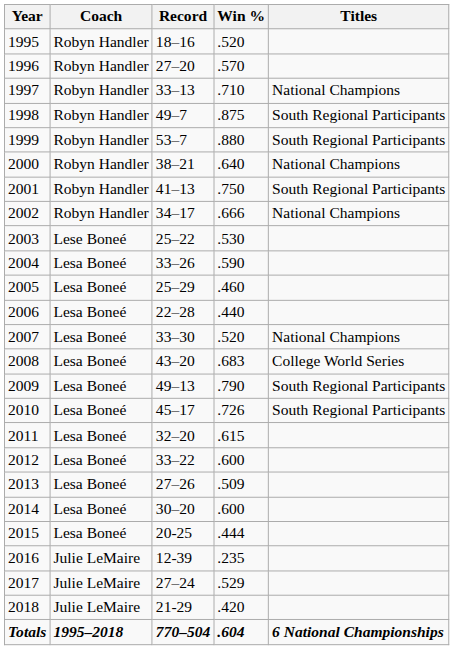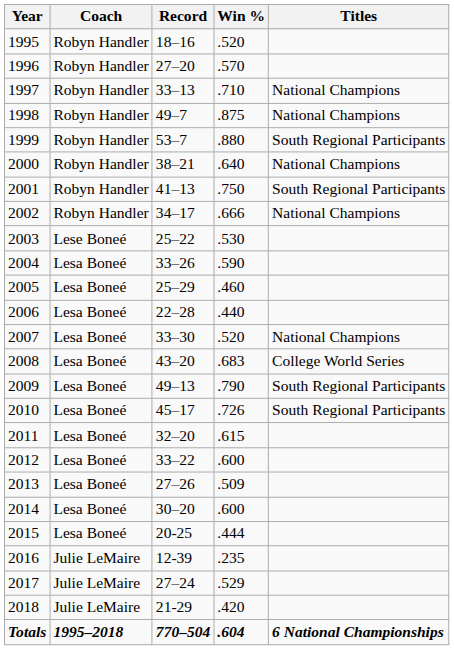(359, 115) South Regional Participants -> (336, 115) National Champions
